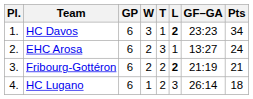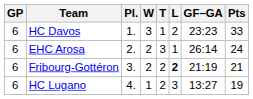columns swapped: (14, 13) <-> (130, 13)
(175, 31) bold -> (175, 31) normal
(237, 31) 34 -> (237, 31) 33
(203, 49) 13:27 -> (203, 49) 26:14
(203, 85) 26:14 -> (203, 85) 13:27
(237, 85) 18 -> (237, 85) 19
